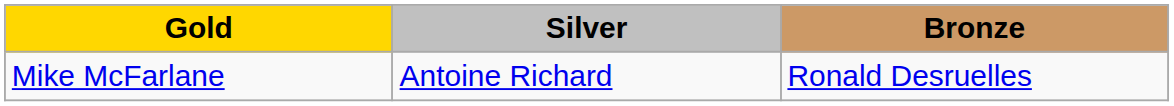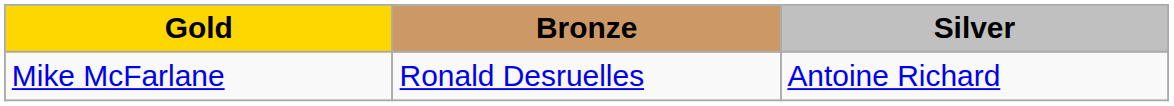columns swapped: (587, 28) <-> (974, 28)
